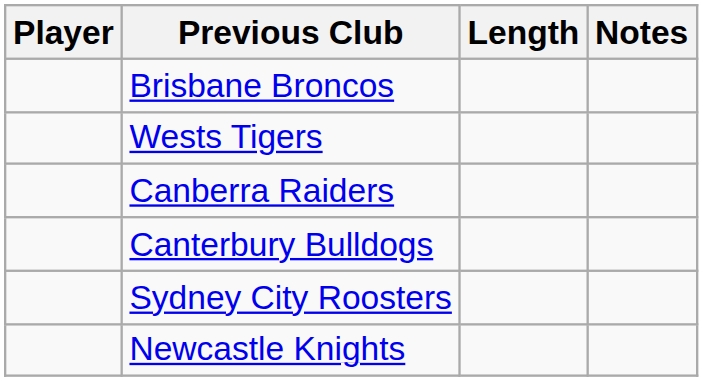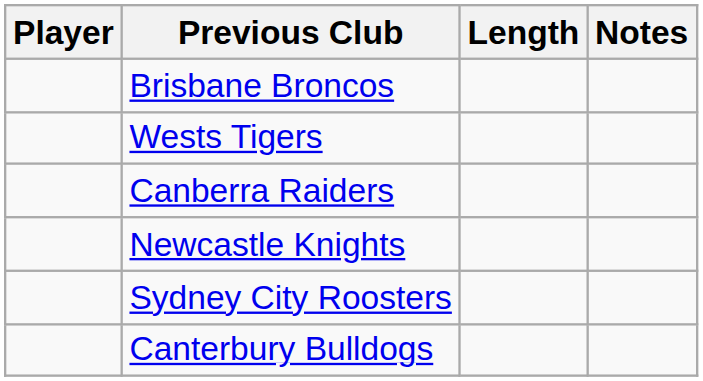rows swapped: (267, 350) <-> (281, 244)
